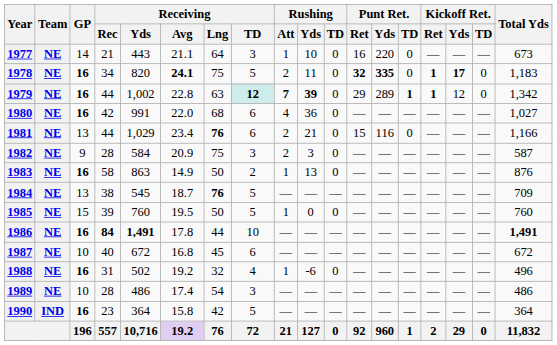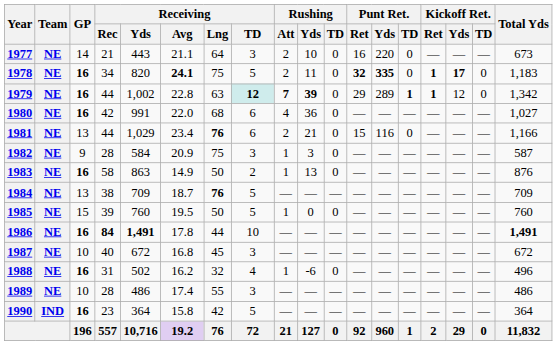(286, 53) 1 -> (286, 53) 2
(286, 152) 2 -> (286, 152) 1
(141, 192) 545 -> (141, 192) 709
(253, 251) 6 -> (253, 251) 3
(182, 271) 19.2 -> (182, 271) 16.2
(217, 291) 54 -> (217, 291) 55
